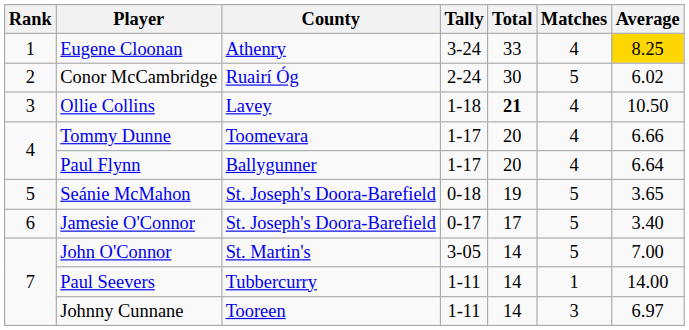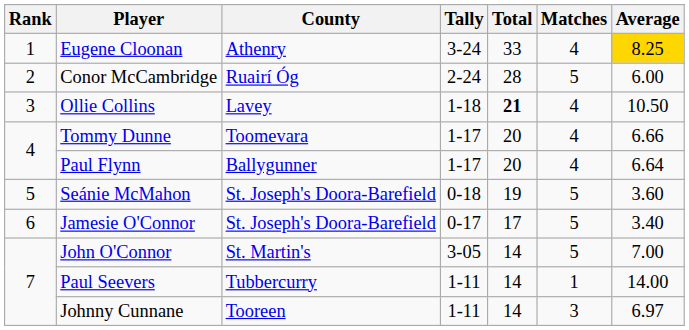(512, 77) 30 -> (512, 77) 28
(648, 77) 6.02 -> (648, 77) 6.00
(648, 194) 3.65 -> (648, 194) 3.60
